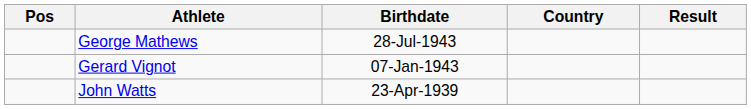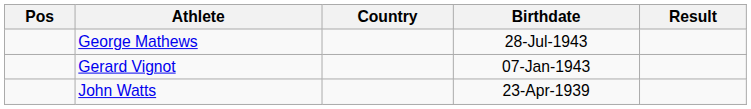columns swapped: (415, 16) <-> (573, 16)
